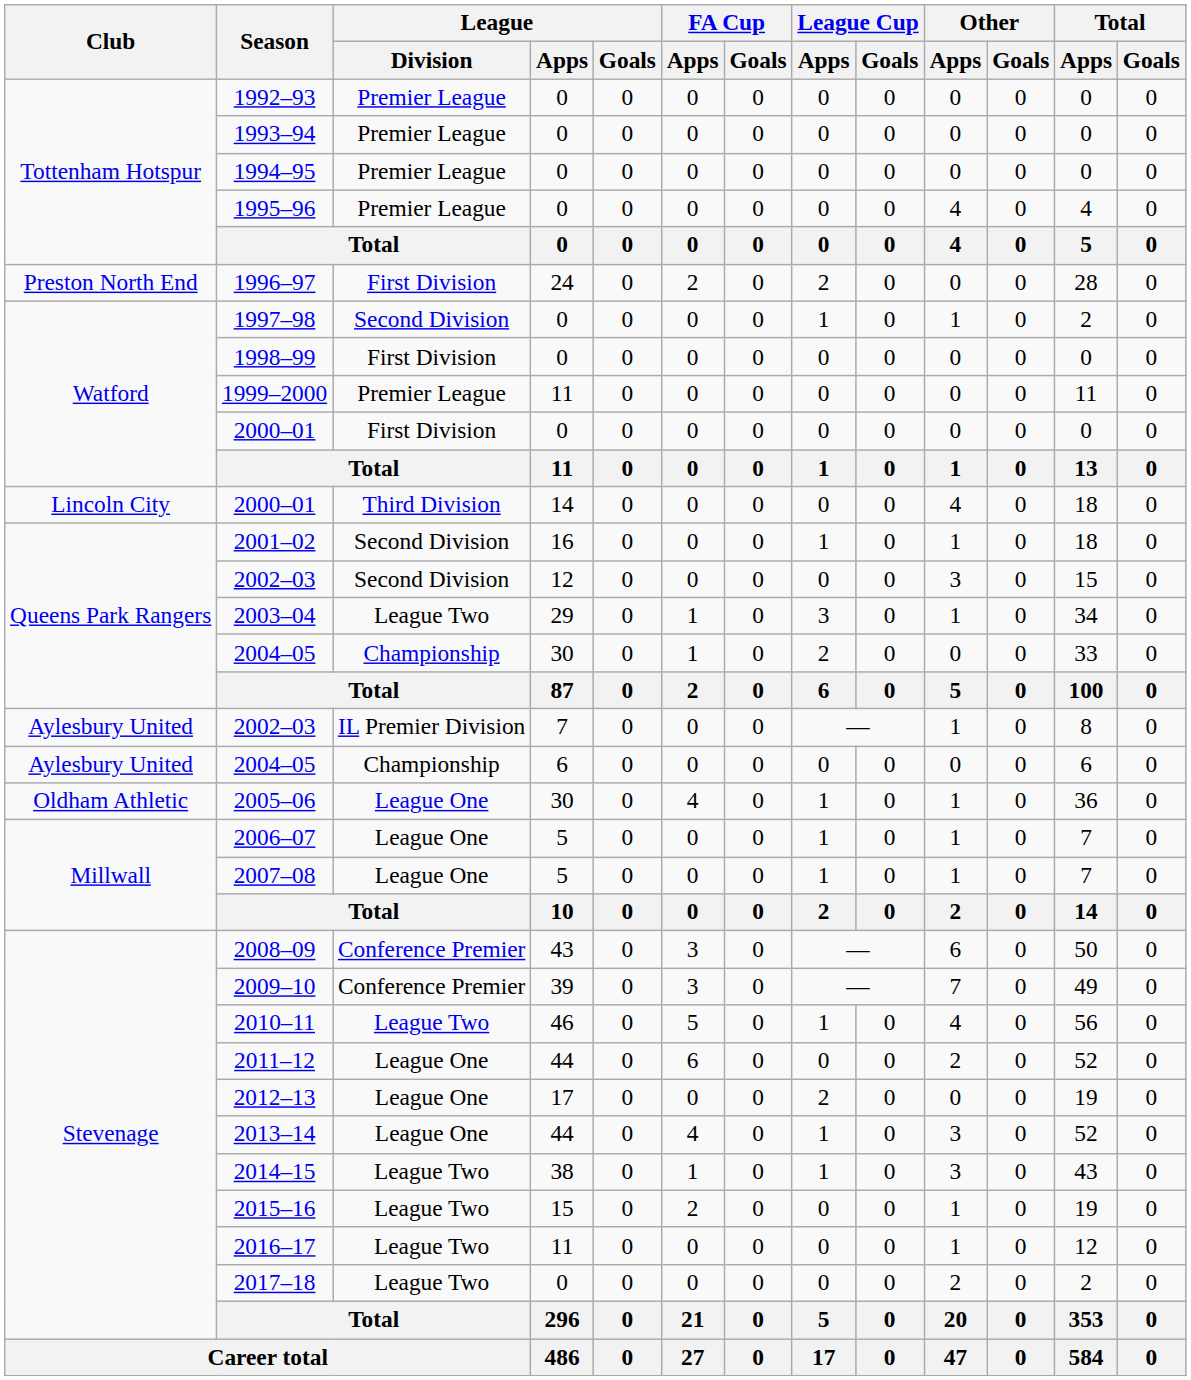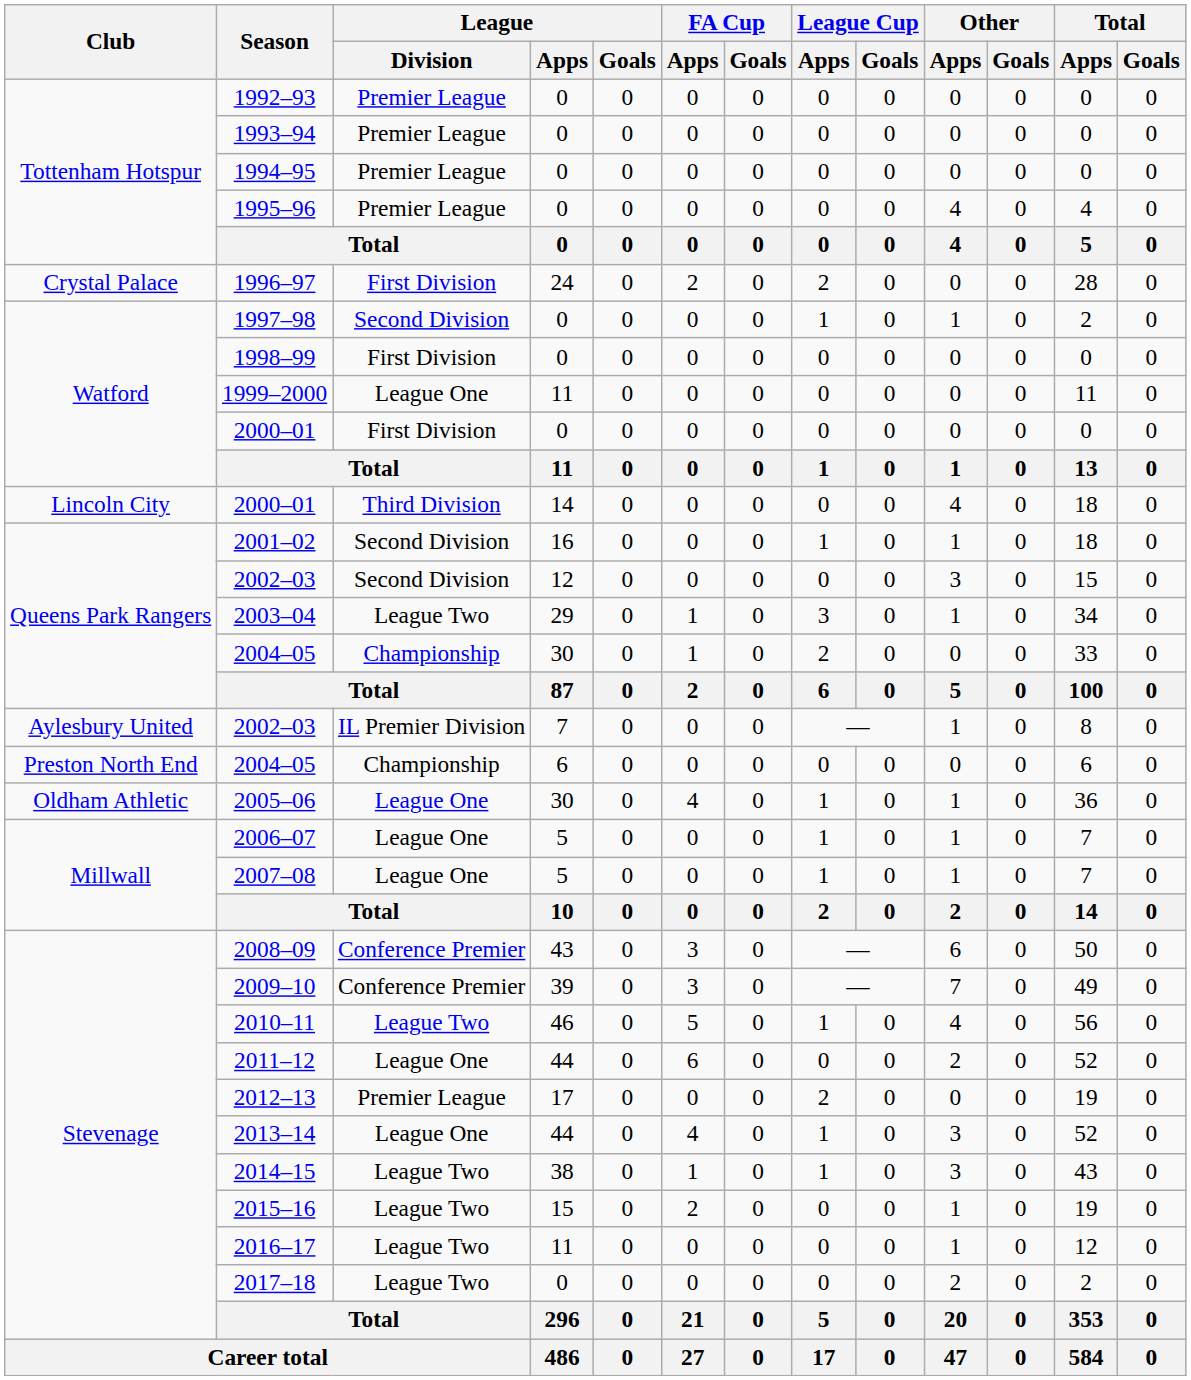(111, 282) Preston North End -> (111, 282) Crystal Palace
(432, 393) Premier League -> (432, 393) League One
(111, 763) Aylesbury United -> (111, 763) Preston North End
(432, 1097) League One -> (432, 1097) Premier League
